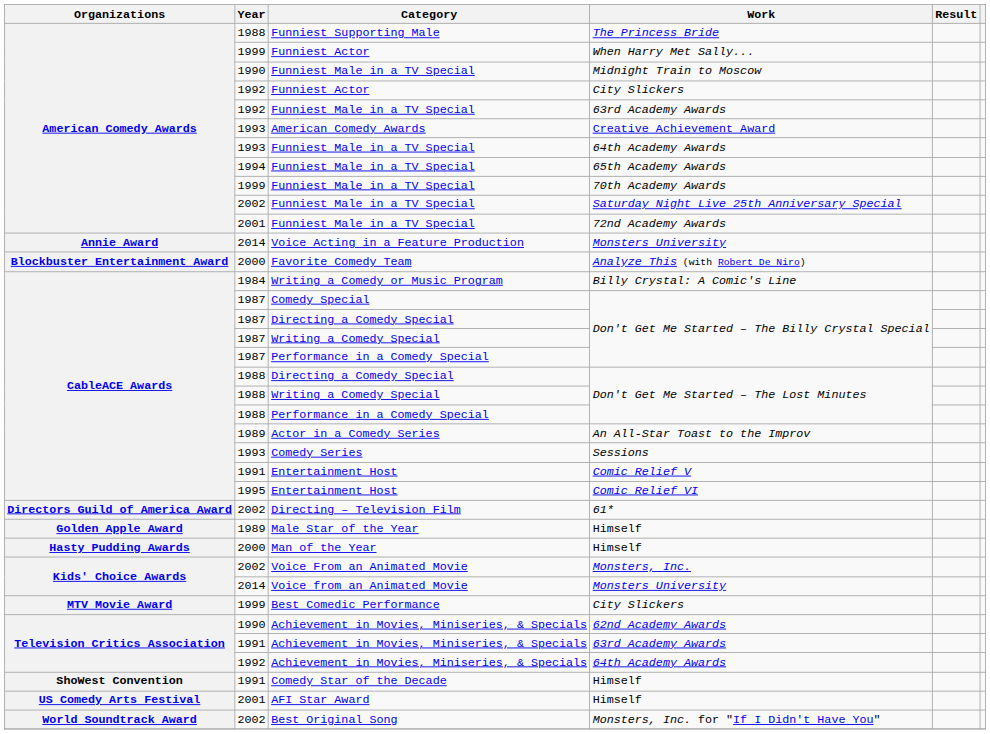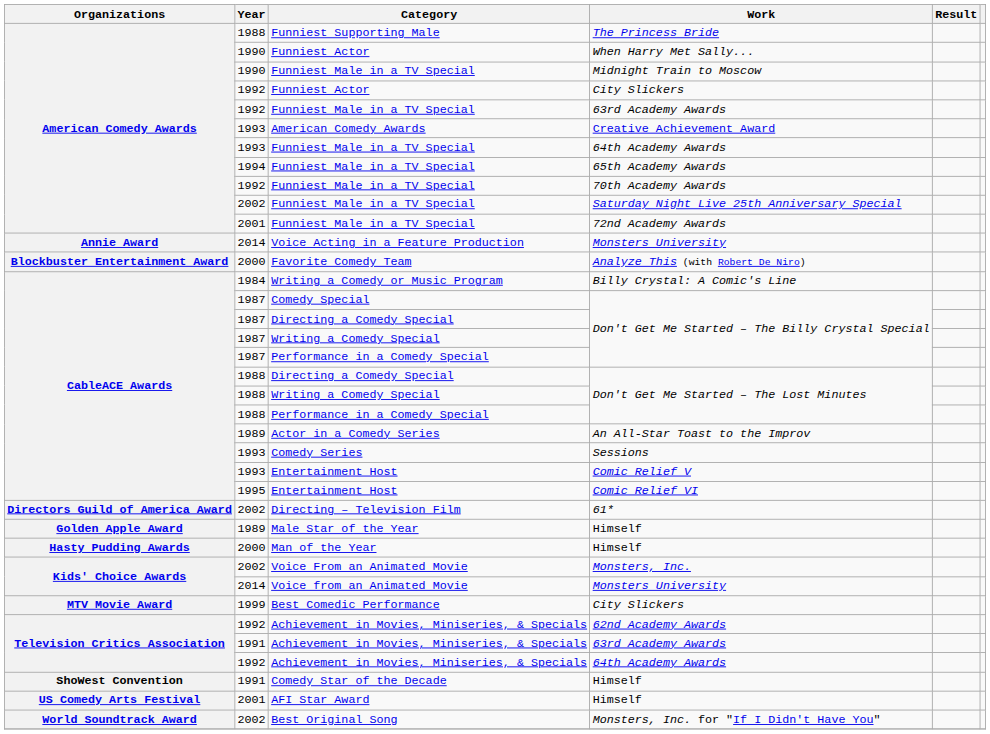(252, 52) 1999 -> (252, 52) 1990
(252, 186) 1999 -> (252, 186) 1992
(252, 472) 1991 -> (252, 472) 1993
(252, 624) 1990 -> (252, 624) 1992
